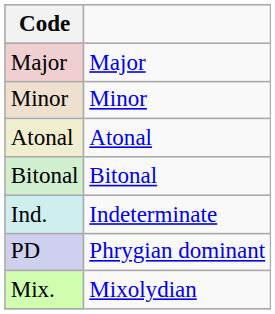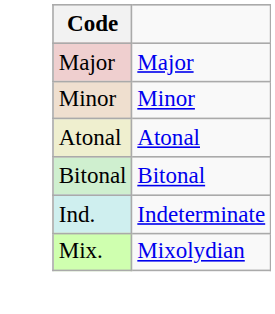- row: (25, 251)
